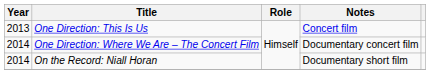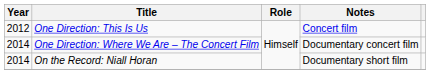(18, 28) 2013 -> (18, 28) 2012
